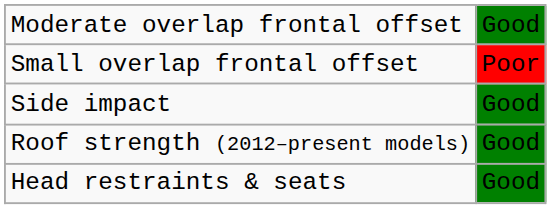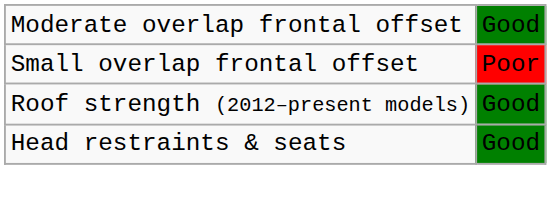- row: (91, 104)
